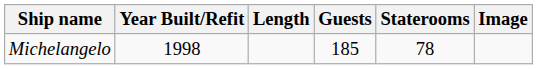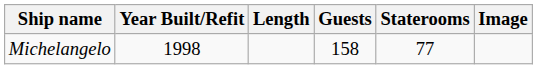(345, 48) 185 -> (345, 48) 158
(425, 48) 78 -> (425, 48) 77
